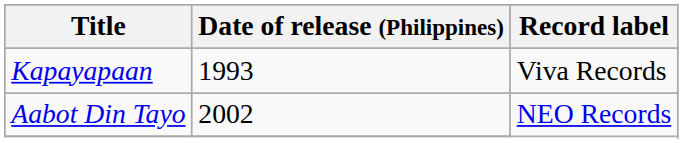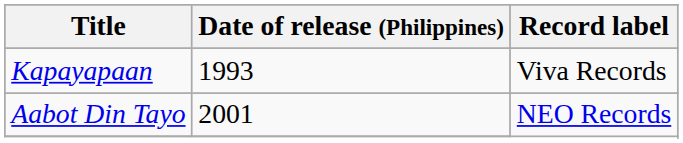(226, 114) 2002 -> (226, 114) 2001
